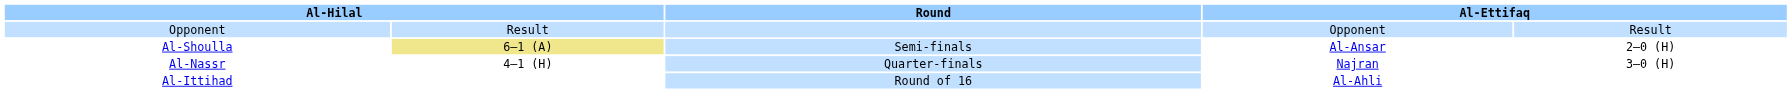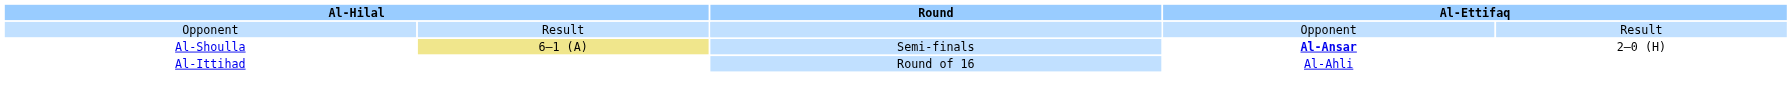(1358, 47) normal -> (1329, 47) bold
- row: (197, 64)
